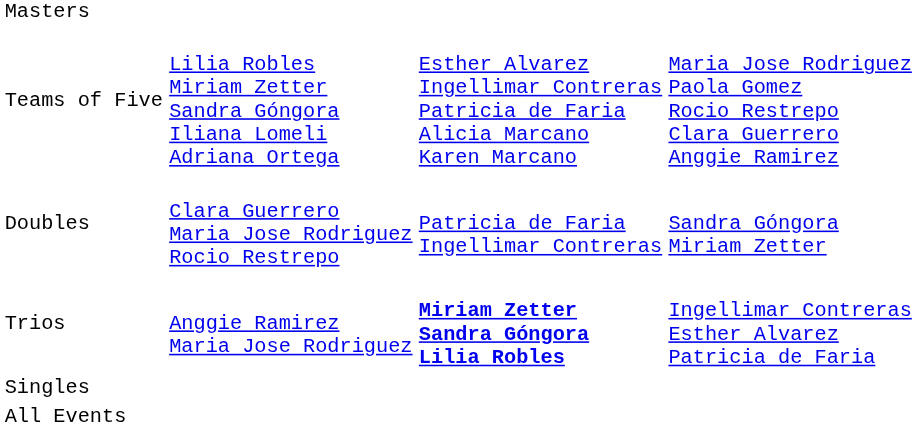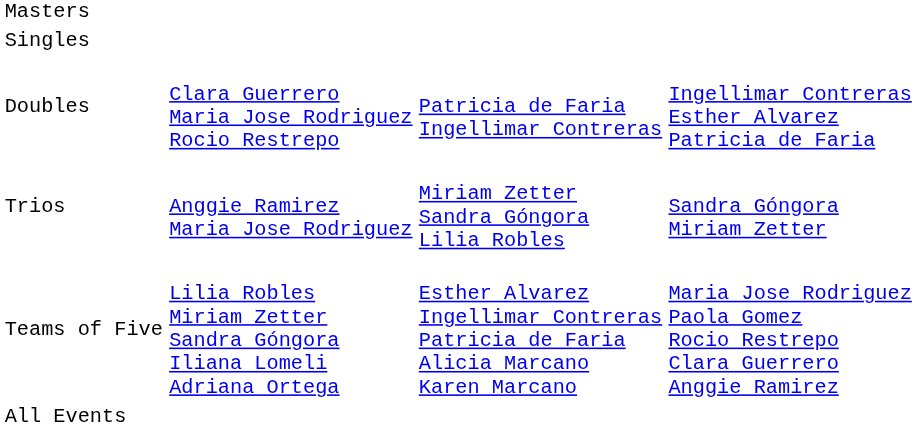rows swapped: (47, 387) <-> (84, 100)
(754, 234) Sandra Góngora Miriam Zetter -> (790, 117) Ingellimar Contreras Esther Alvarez Patricia de Faria
(504, 334) bold -> (504, 217) normal
(790, 334) Ingellimar Contreras Esther Alvarez Patricia de Faria -> (754, 217) Sandra Góngora Miriam Zetter
